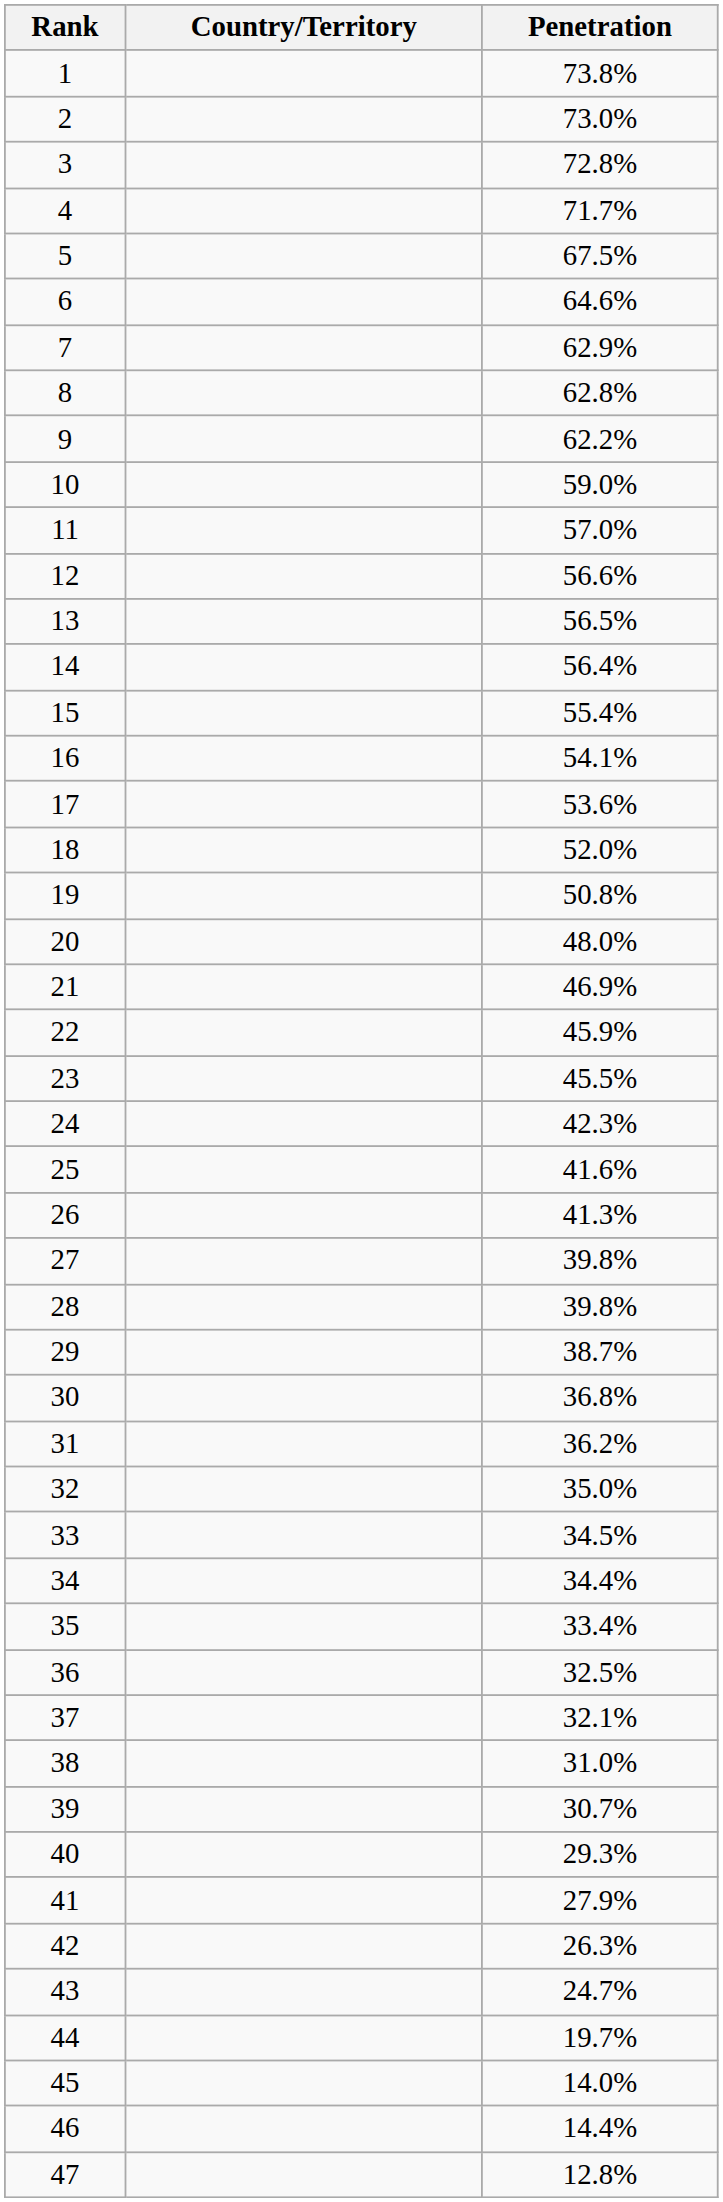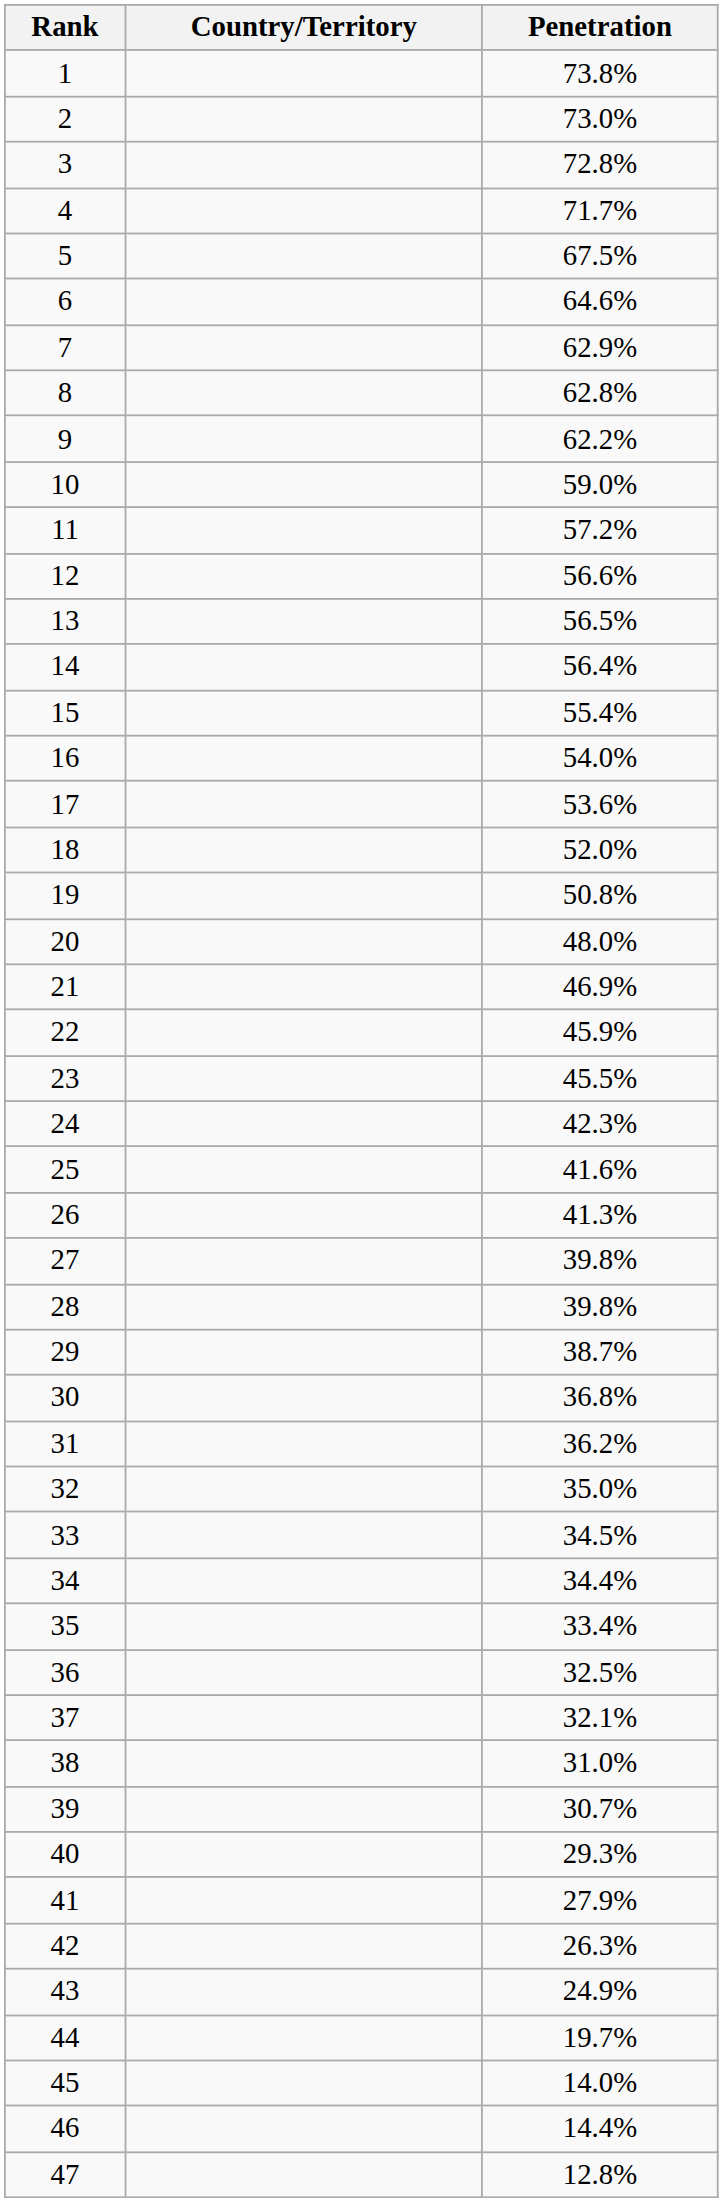(600, 529) 57.0% -> (600, 529) 57.2%
(600, 758) 54.1% -> (600, 758) 54.0%
(600, 1991) 24.7% -> (600, 1991) 24.9%
